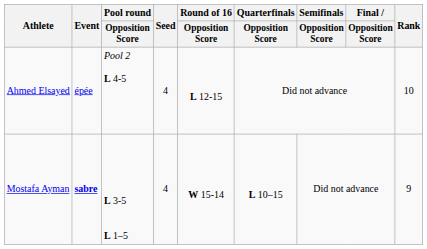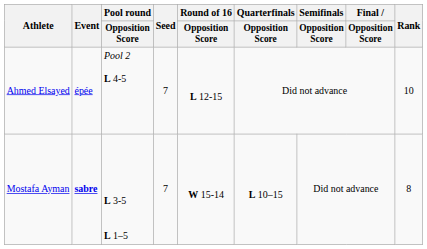(166, 91) 4 -> (166, 91) 7
(166, 189) 4 -> (166, 189) 7
(409, 189) 9 -> (409, 189) 8
